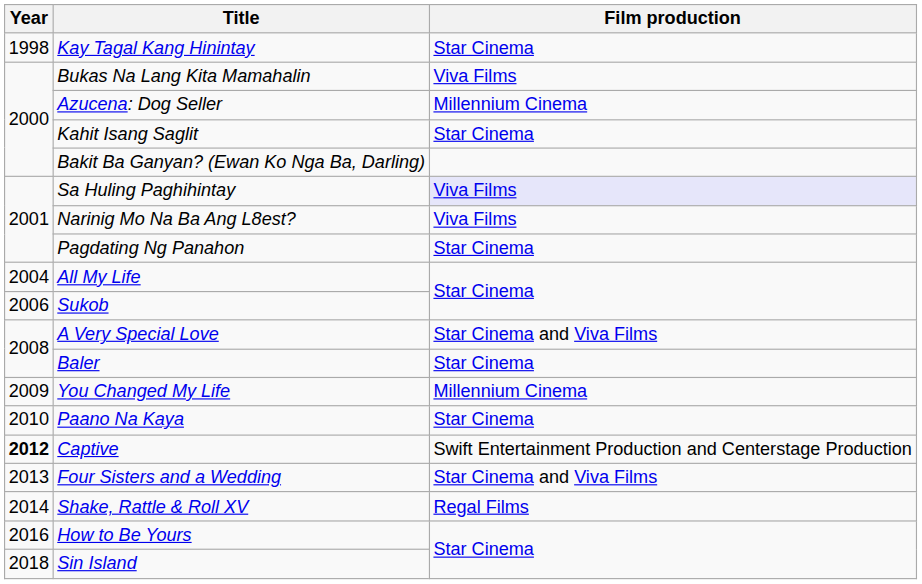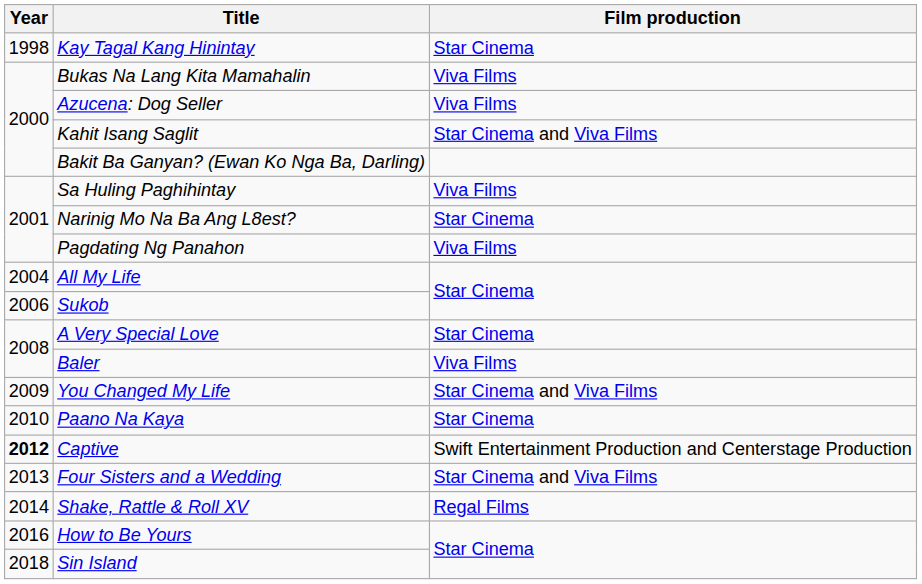(510, 104) Millennium Cinema -> (475, 104) Viva Films
(484, 133) Star Cinema -> (545, 133) Star Cinema and Viva Films
(475, 190) lavender background -> (475, 190) no background
(475, 219) Viva Films -> (484, 219) Star Cinema
(484, 248) Star Cinema -> (475, 248) Viva Films
(545, 334) Star Cinema and Viva Films -> (484, 334) Star Cinema
(484, 362) Star Cinema -> (475, 362) Viva Films
(510, 391) Millennium Cinema -> (545, 391) Star Cinema and Viva Films
